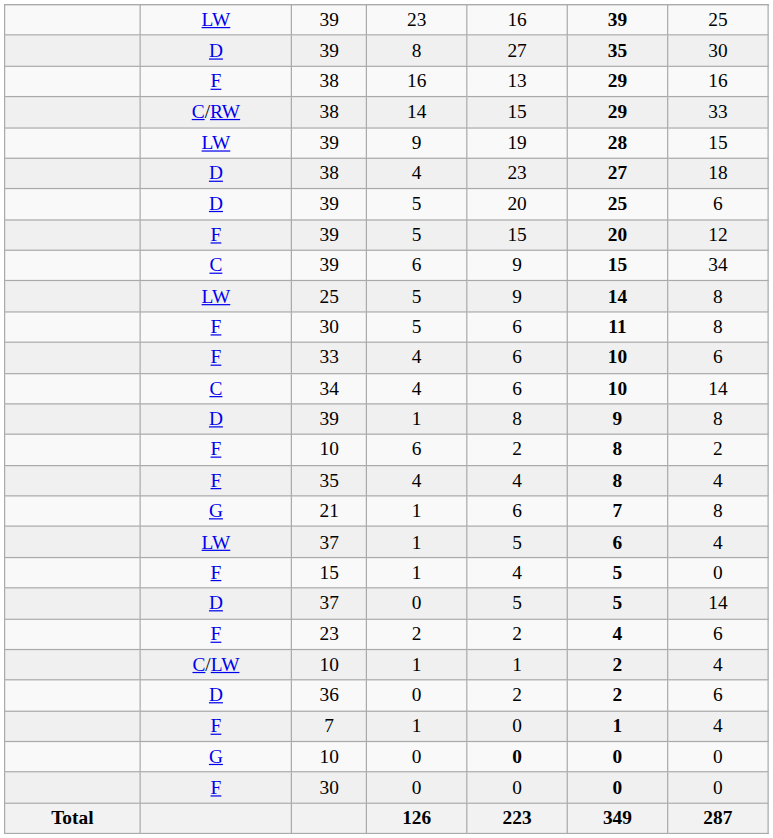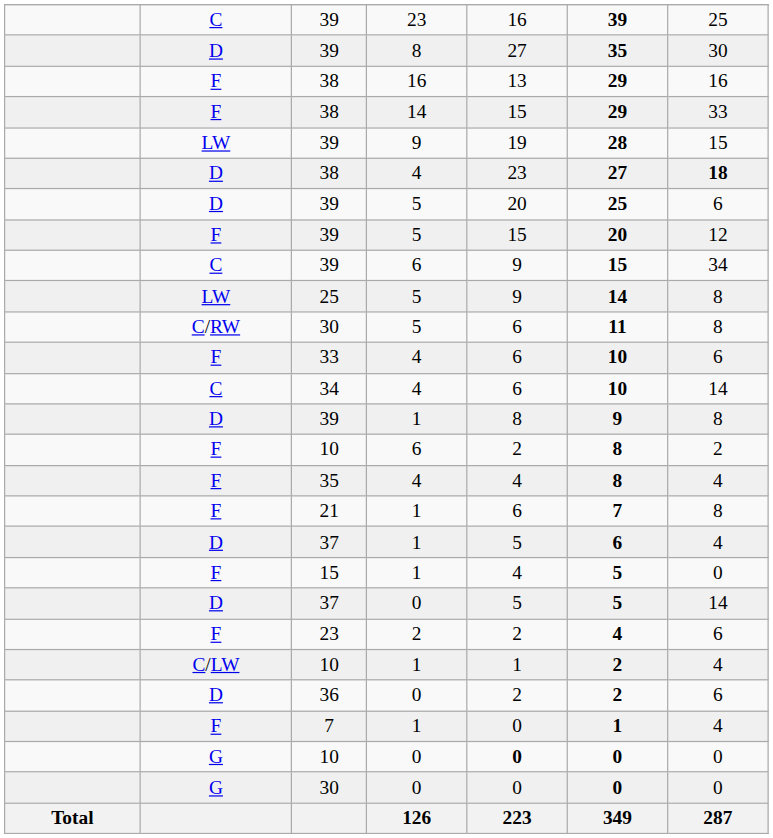(216, 19) LW -> (216, 19) C
(216, 111) C/RW -> (216, 111) F
(718, 173) normal -> (718, 173) bold
(216, 326) F -> (216, 326) C/RW
(216, 511) G -> (216, 511) F
(216, 541) LW -> (216, 541) D
(216, 787) F -> (216, 787) G
